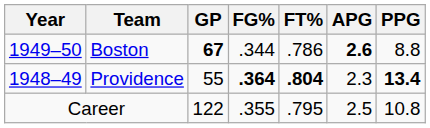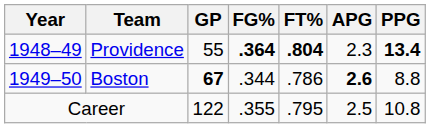rows swapped: (137, 79) <-> (119, 49)
